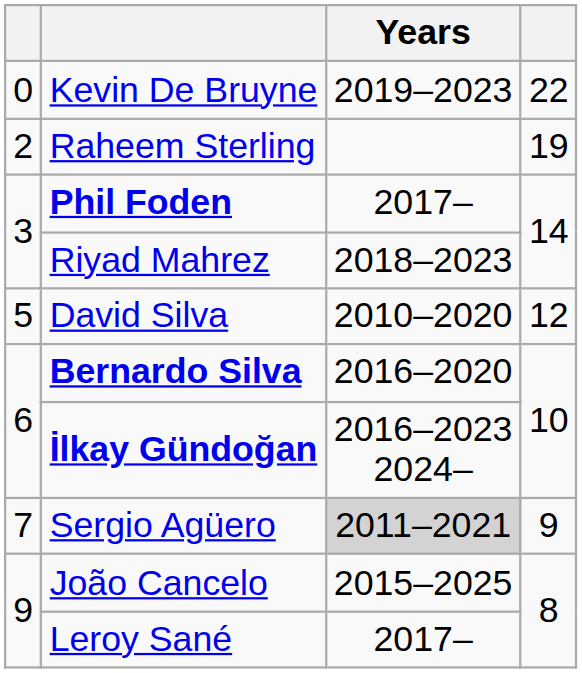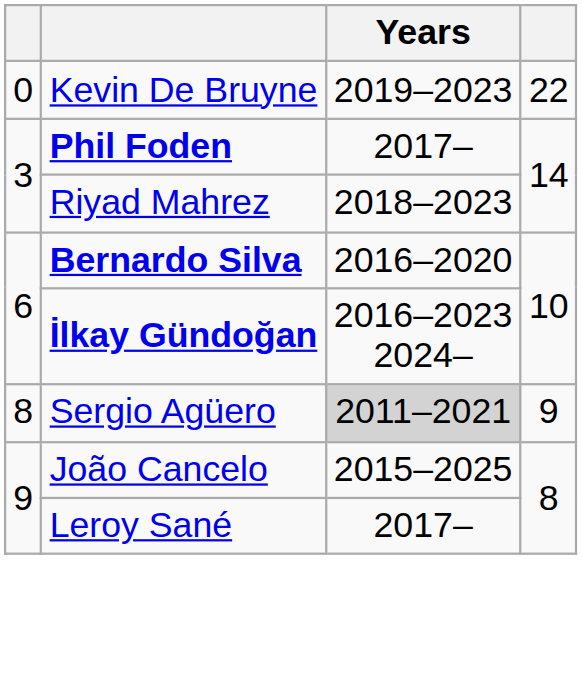- row: (183, 145)
- row: (139, 315)
(23, 525) 7 -> (23, 412) 8
